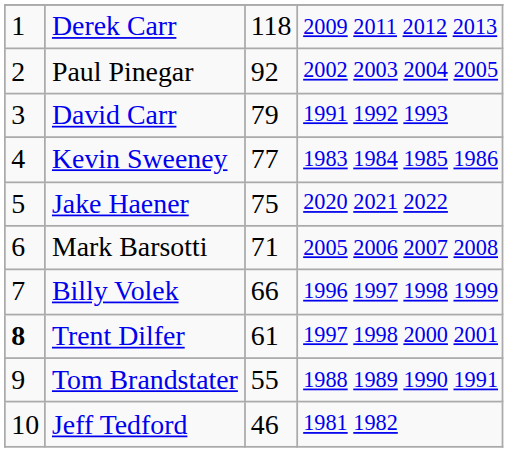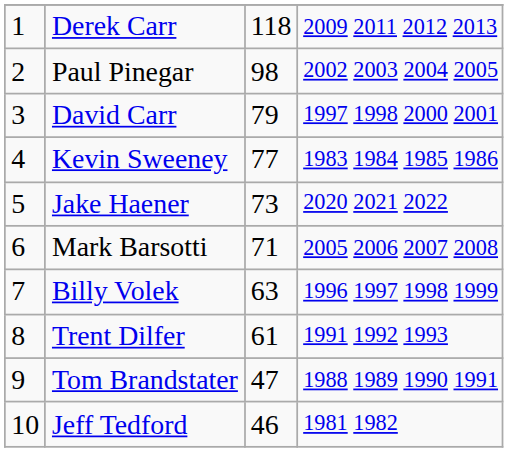(265, 70) 92 -> (265, 70) 98
(376, 114) 1991 1992 1993 -> (401, 114) 1997 1998 2000 2001
(265, 203) 75 -> (265, 203) 73
(265, 291) 66 -> (265, 291) 63
(18, 335) bold -> (18, 335) normal
(401, 335) 1997 1998 2000 2001 -> (376, 335) 1991 1992 1993
(265, 379) 55 -> (265, 379) 47
